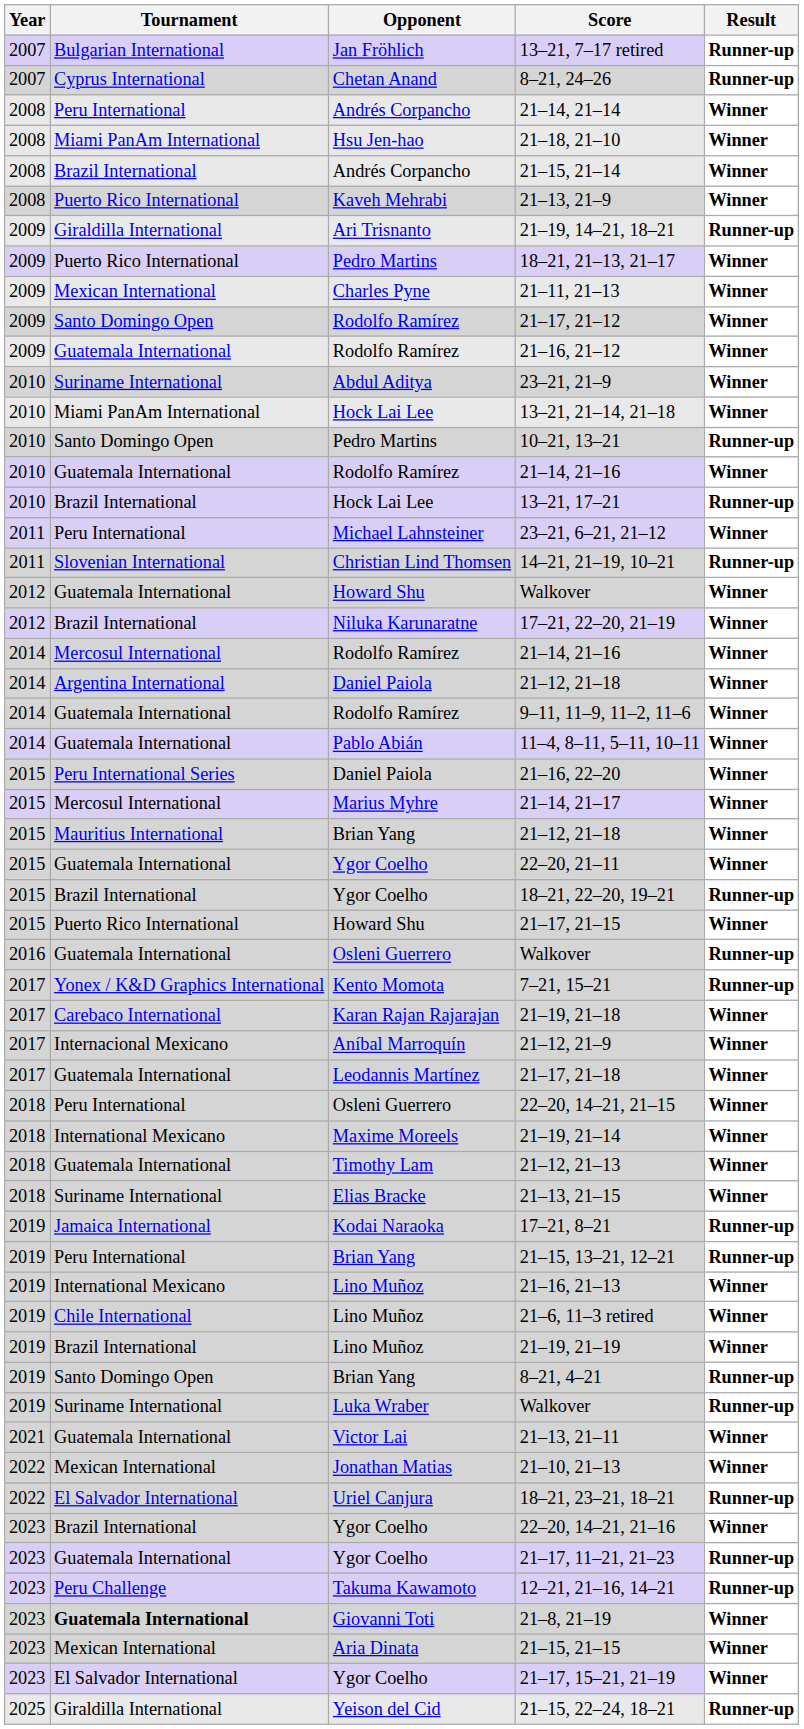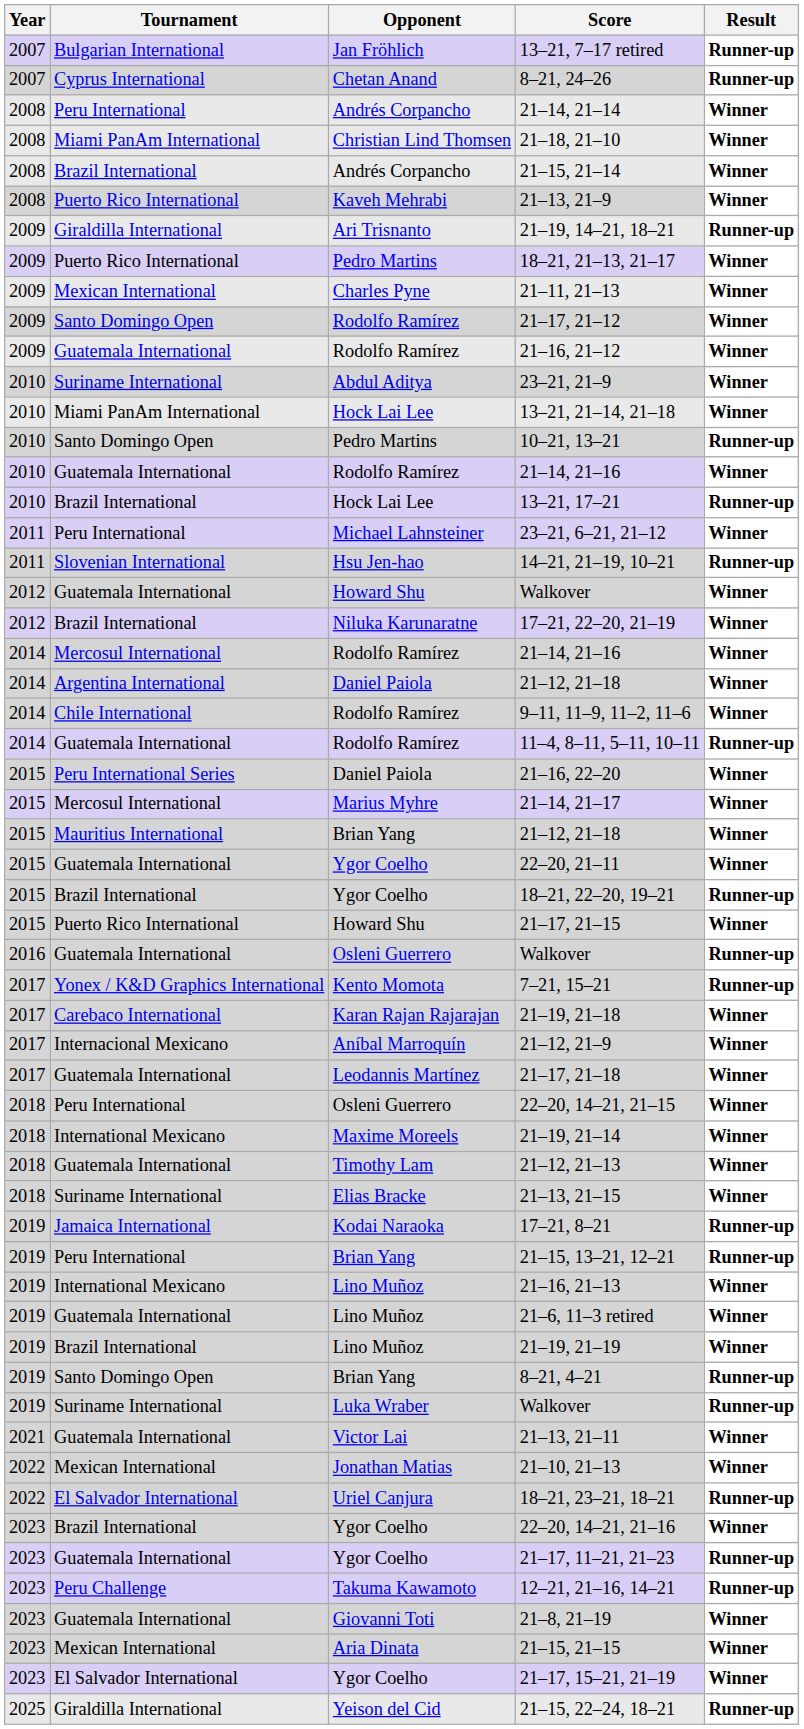(378, 140) Hsu Jen-hao -> (422, 140) Christian Lind Thomsen
(422, 562) Christian Lind Thomsen -> (378, 562) Hsu Jen-hao
(143, 713) Guatemala International -> (123, 713) Chile International
(378, 743) Pablo Abián -> (396, 743) Rodolfo Ramírez
(738, 743) Winner -> (751, 743) Runner-up
(123, 1316) Chile International -> (143, 1316) Guatemala International
(151, 1618) bold -> (143, 1618) normal
